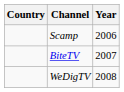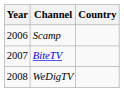columns swapped: (106, 14) <-> (26, 14)
